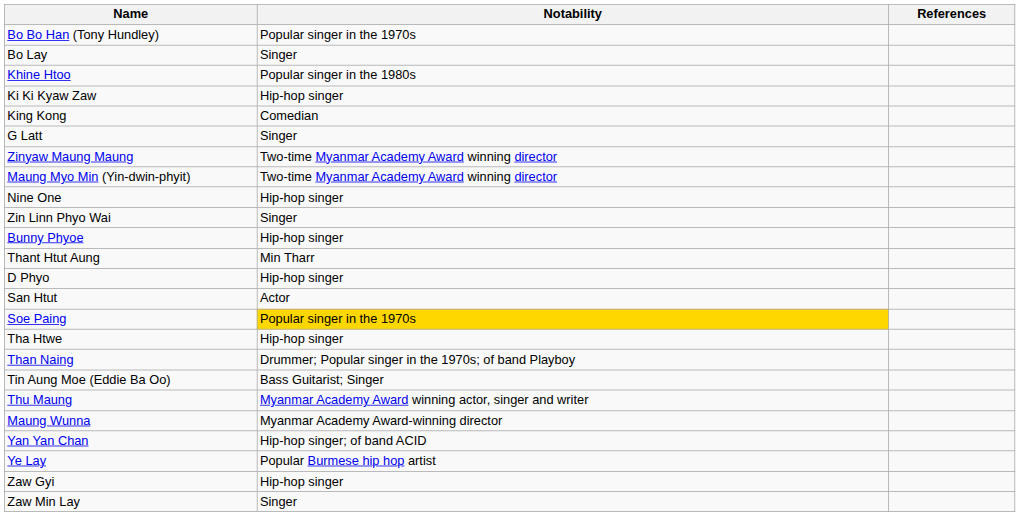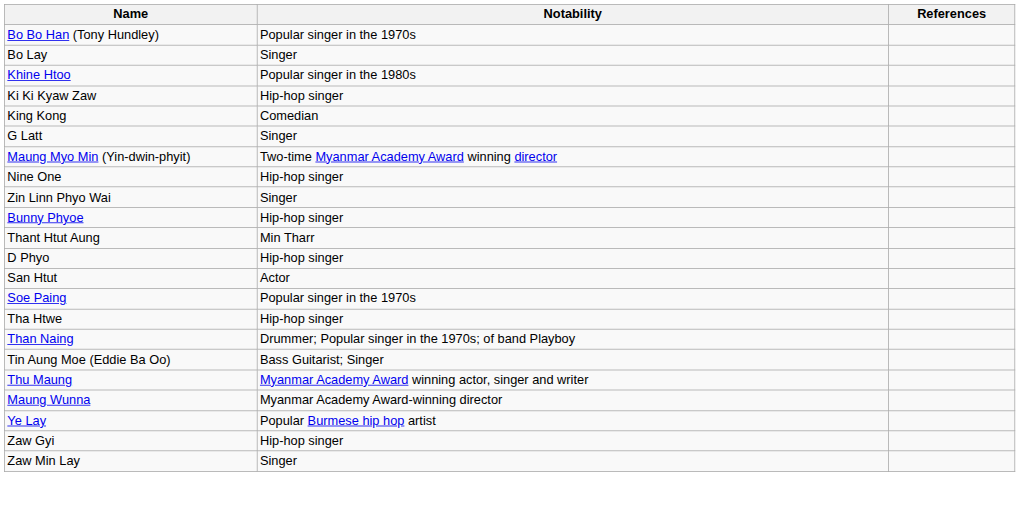- row: (70, 156)
(338, 319) gold background -> (338, 298) no background
- row: (48, 440)
